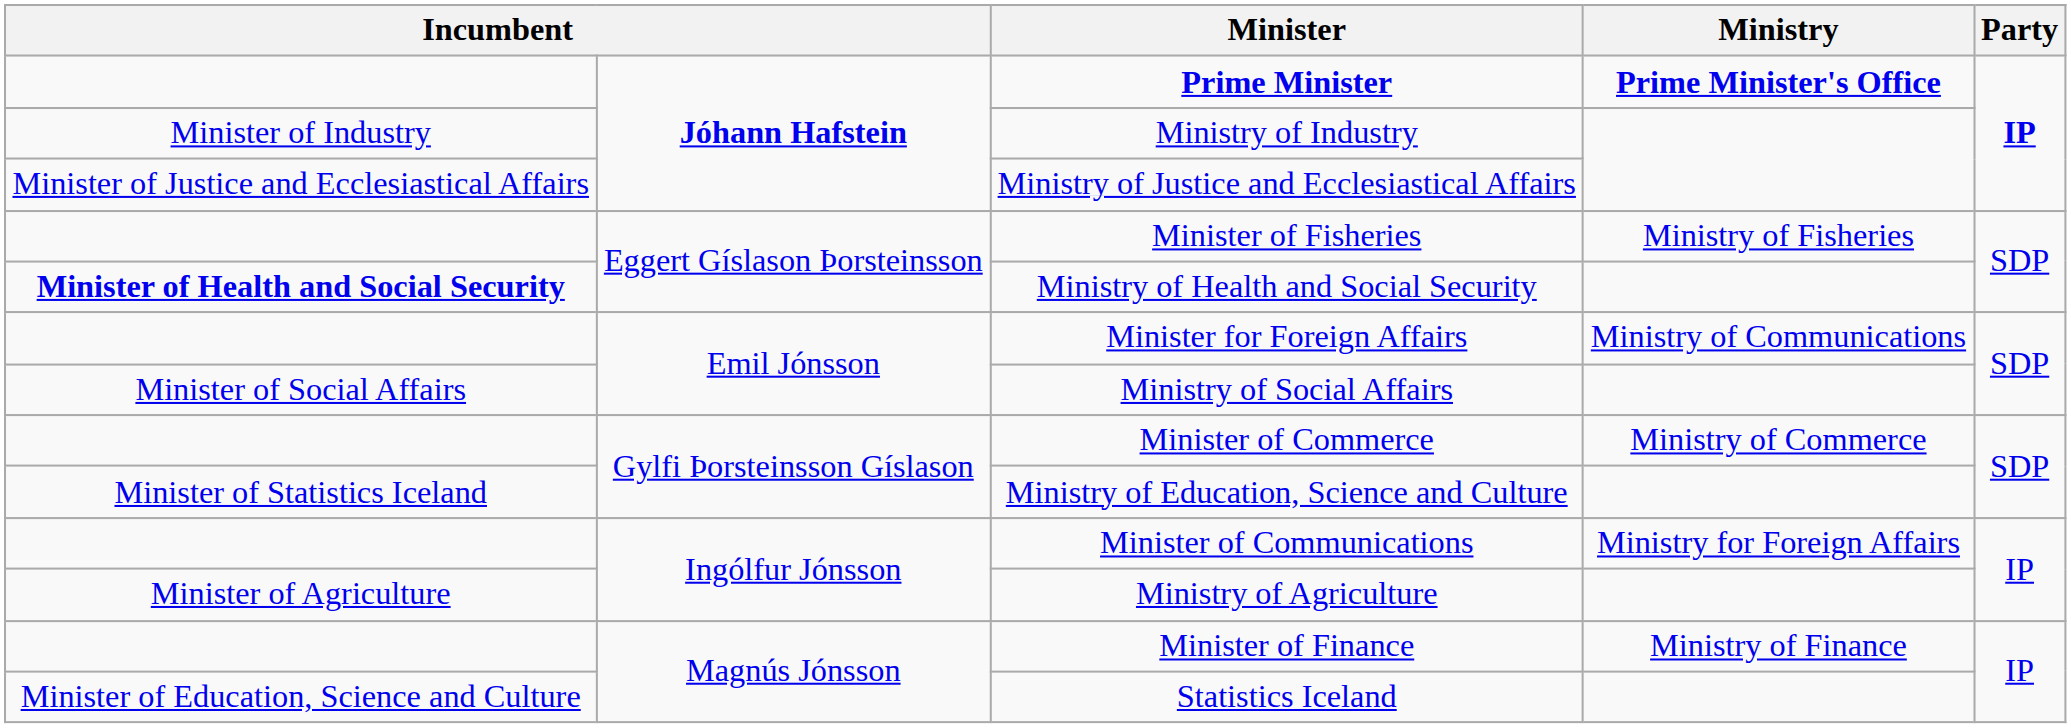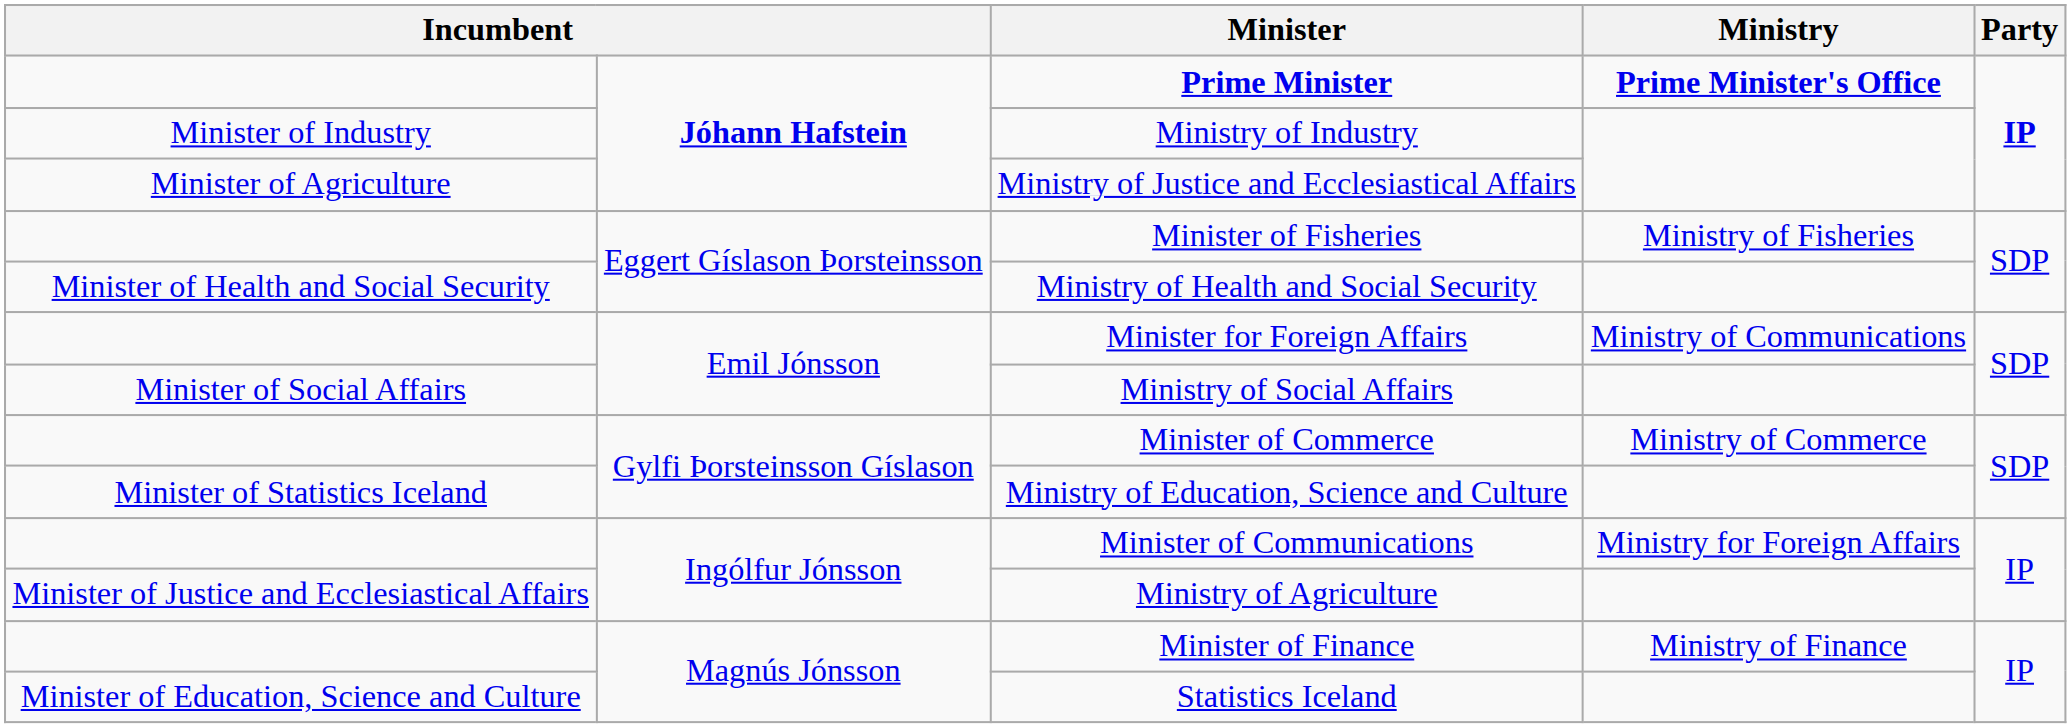(301, 183) Minister of Justice and Ecclesiastical Affairs -> (301, 183) Minister of Agriculture
(301, 286) bold -> (301, 286) normal
(301, 593) Minister of Agriculture -> (301, 593) Minister of Justice and Ecclesiastical Affairs
